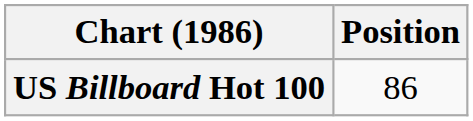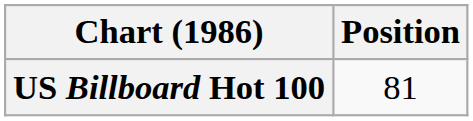(401, 86) 86 -> (401, 86) 81
